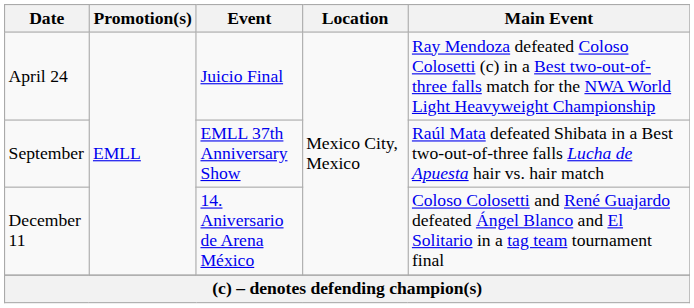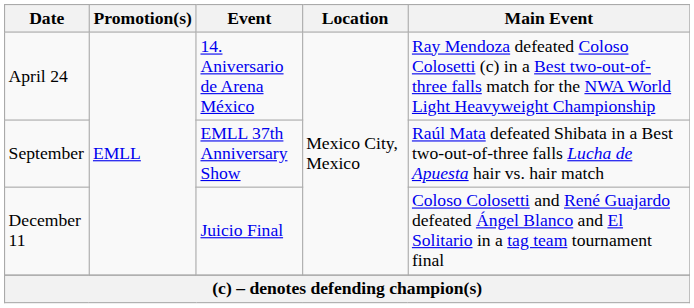(242, 76) Juicio Final -> (242, 76) 14. Aniversario de Arena México
(242, 230) 14. Aniversario de Arena México -> (242, 230) Juicio Final
